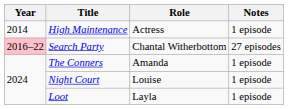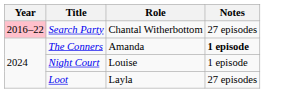- row: (88, 29)
(251, 63) normal -> (228, 46) bold
(251, 96) 1 episode -> (232, 79) 27 episodes
